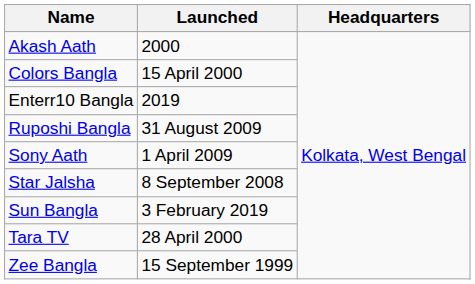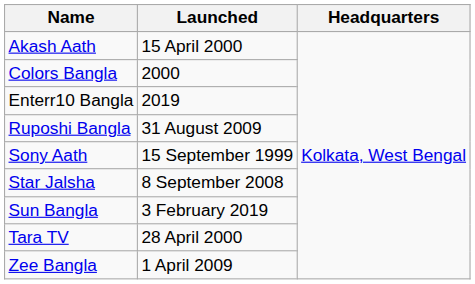(161, 45) 2000 -> (192, 45) 15 April 2000
(192, 73) 15 April 2000 -> (161, 73) 2000
(187, 155) 1 April 2009 -> (217, 155) 15 September 1999
(217, 264) 15 September 1999 -> (187, 264) 1 April 2009
